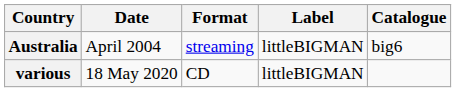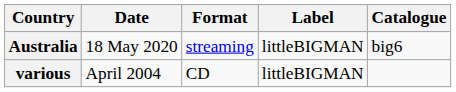(123, 45) April 2004 -> (132, 45) 18 May 2020
(132, 73) 18 May 2020 -> (123, 73) April 2004
